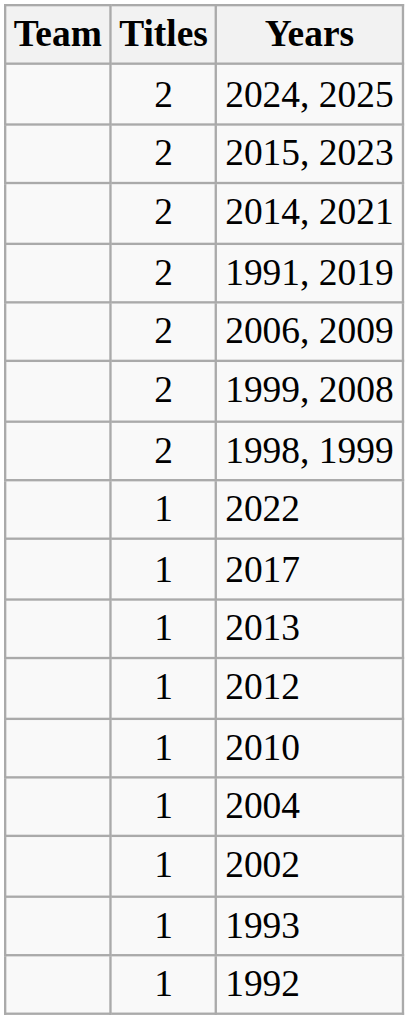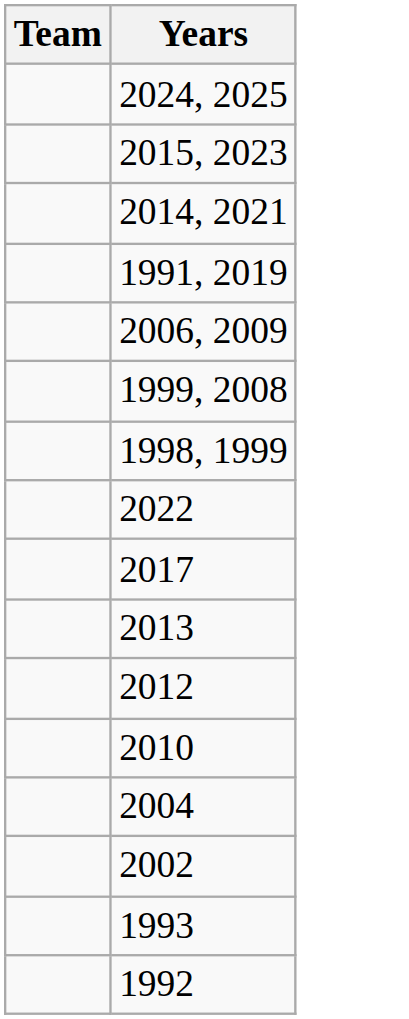- column: (164, 34)
